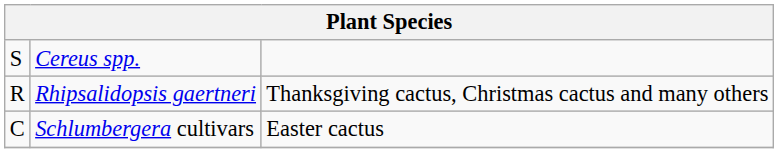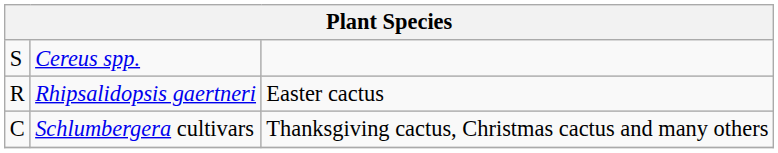(517, 93) Thanksgiving cactus, Christmas cactus and many others -> (325, 93) Easter cactus
(325, 128) Easter cactus -> (517, 128) Thanksgiving cactus, Christmas cactus and many others
